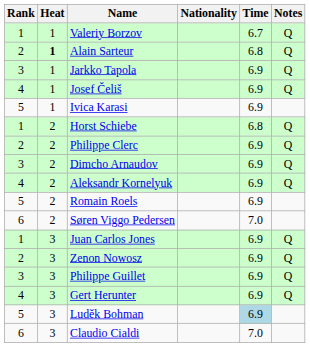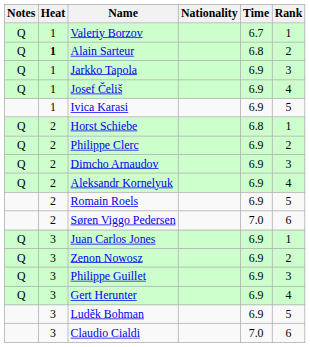columns swapped: (21, 13) <-> (288, 13)
(255, 314) lightblue background -> (256, 314) no background
